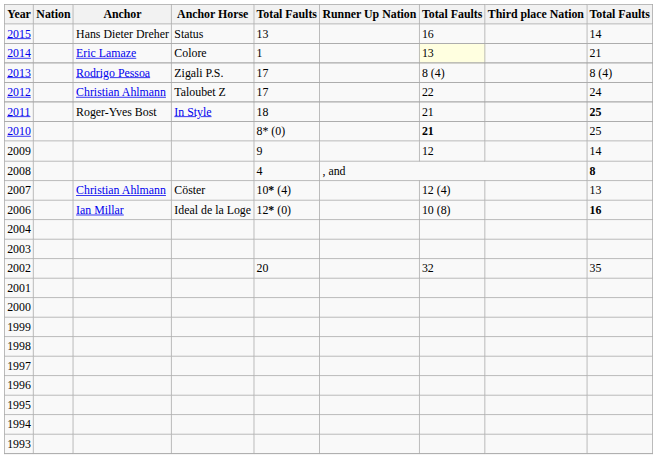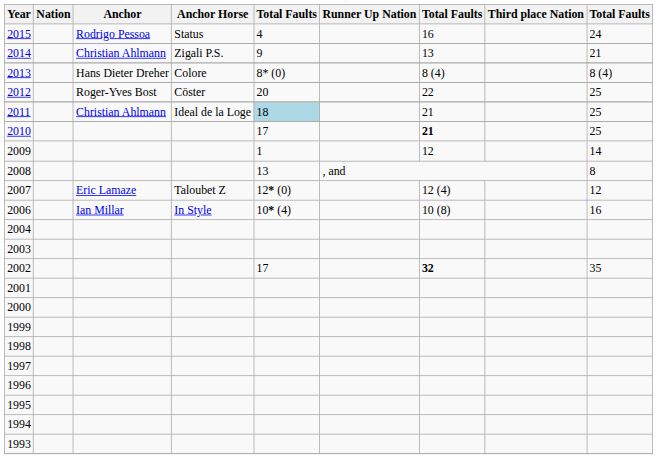(122, 34) Hans Dieter Dreher -> (113, 34) Rodrigo Pessoa
(262, 34) 13 -> (259, 34) 4
(595, 34) 14 -> (595, 34) 24
(106, 53) Eric Lamaze -> (121, 53) Christian Ahlmann
(190, 53) Colore -> (199, 53) Zigali P.S.
(259, 53) 1 -> (259, 53) 9
(428, 53) lightyellow background -> (428, 53) no background
(113, 73) Rodrigo Pessoa -> (122, 73) Hans Dieter Dreher
(199, 73) Zigali P.S. -> (190, 73) Colore
(262, 73) 17 -> (271, 73) 8* (0)
(121, 92) Christian Ahlmann -> (116, 92) Roger-Yves Bost
(200, 92) Taloubet Z -> (190, 92) Cöster
(262, 92) 17 -> (262, 92) 20
(595, 92) 24 -> (595, 92) 25
(116, 112) Roger-Yves Bost -> (121, 112) Christian Ahlmann
(193, 112) In Style -> (213, 112) Ideal de la Loge
(262, 112) no background -> (262, 112) lightblue background
(595, 112) bold -> (595, 112) normal
(271, 131) 8* (0) -> (262, 131) 17
(259, 151) 9 -> (259, 151) 1
(259, 170) 4 -> (262, 170) 13
(592, 170) bold -> (592, 170) normal
(121, 190) Christian Ahlmann -> (106, 190) Eric Lamaze
(190, 190) Cöster -> (200, 190) Taloubet Z
(274, 190) 10* (4) -> (274, 190) 12* (0)
(595, 190) 13 -> (595, 190) 12
(213, 209) Ideal de la Loge -> (193, 209) In Style
(274, 209) 12* (0) -> (274, 209) 10* (4)
(595, 209) bold -> (595, 209) normal
(262, 268) 20 -> (262, 268) 17
(428, 268) normal -> (428, 268) bold
